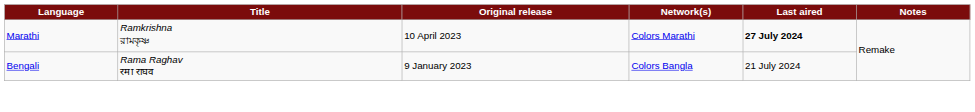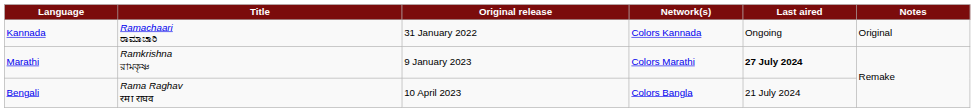+ row: (26, 33)
(433, 35) 10 April 2023 -> (438, 62) 9 January 2023
(438, 66) 9 January 2023 -> (433, 92) 10 April 2023
